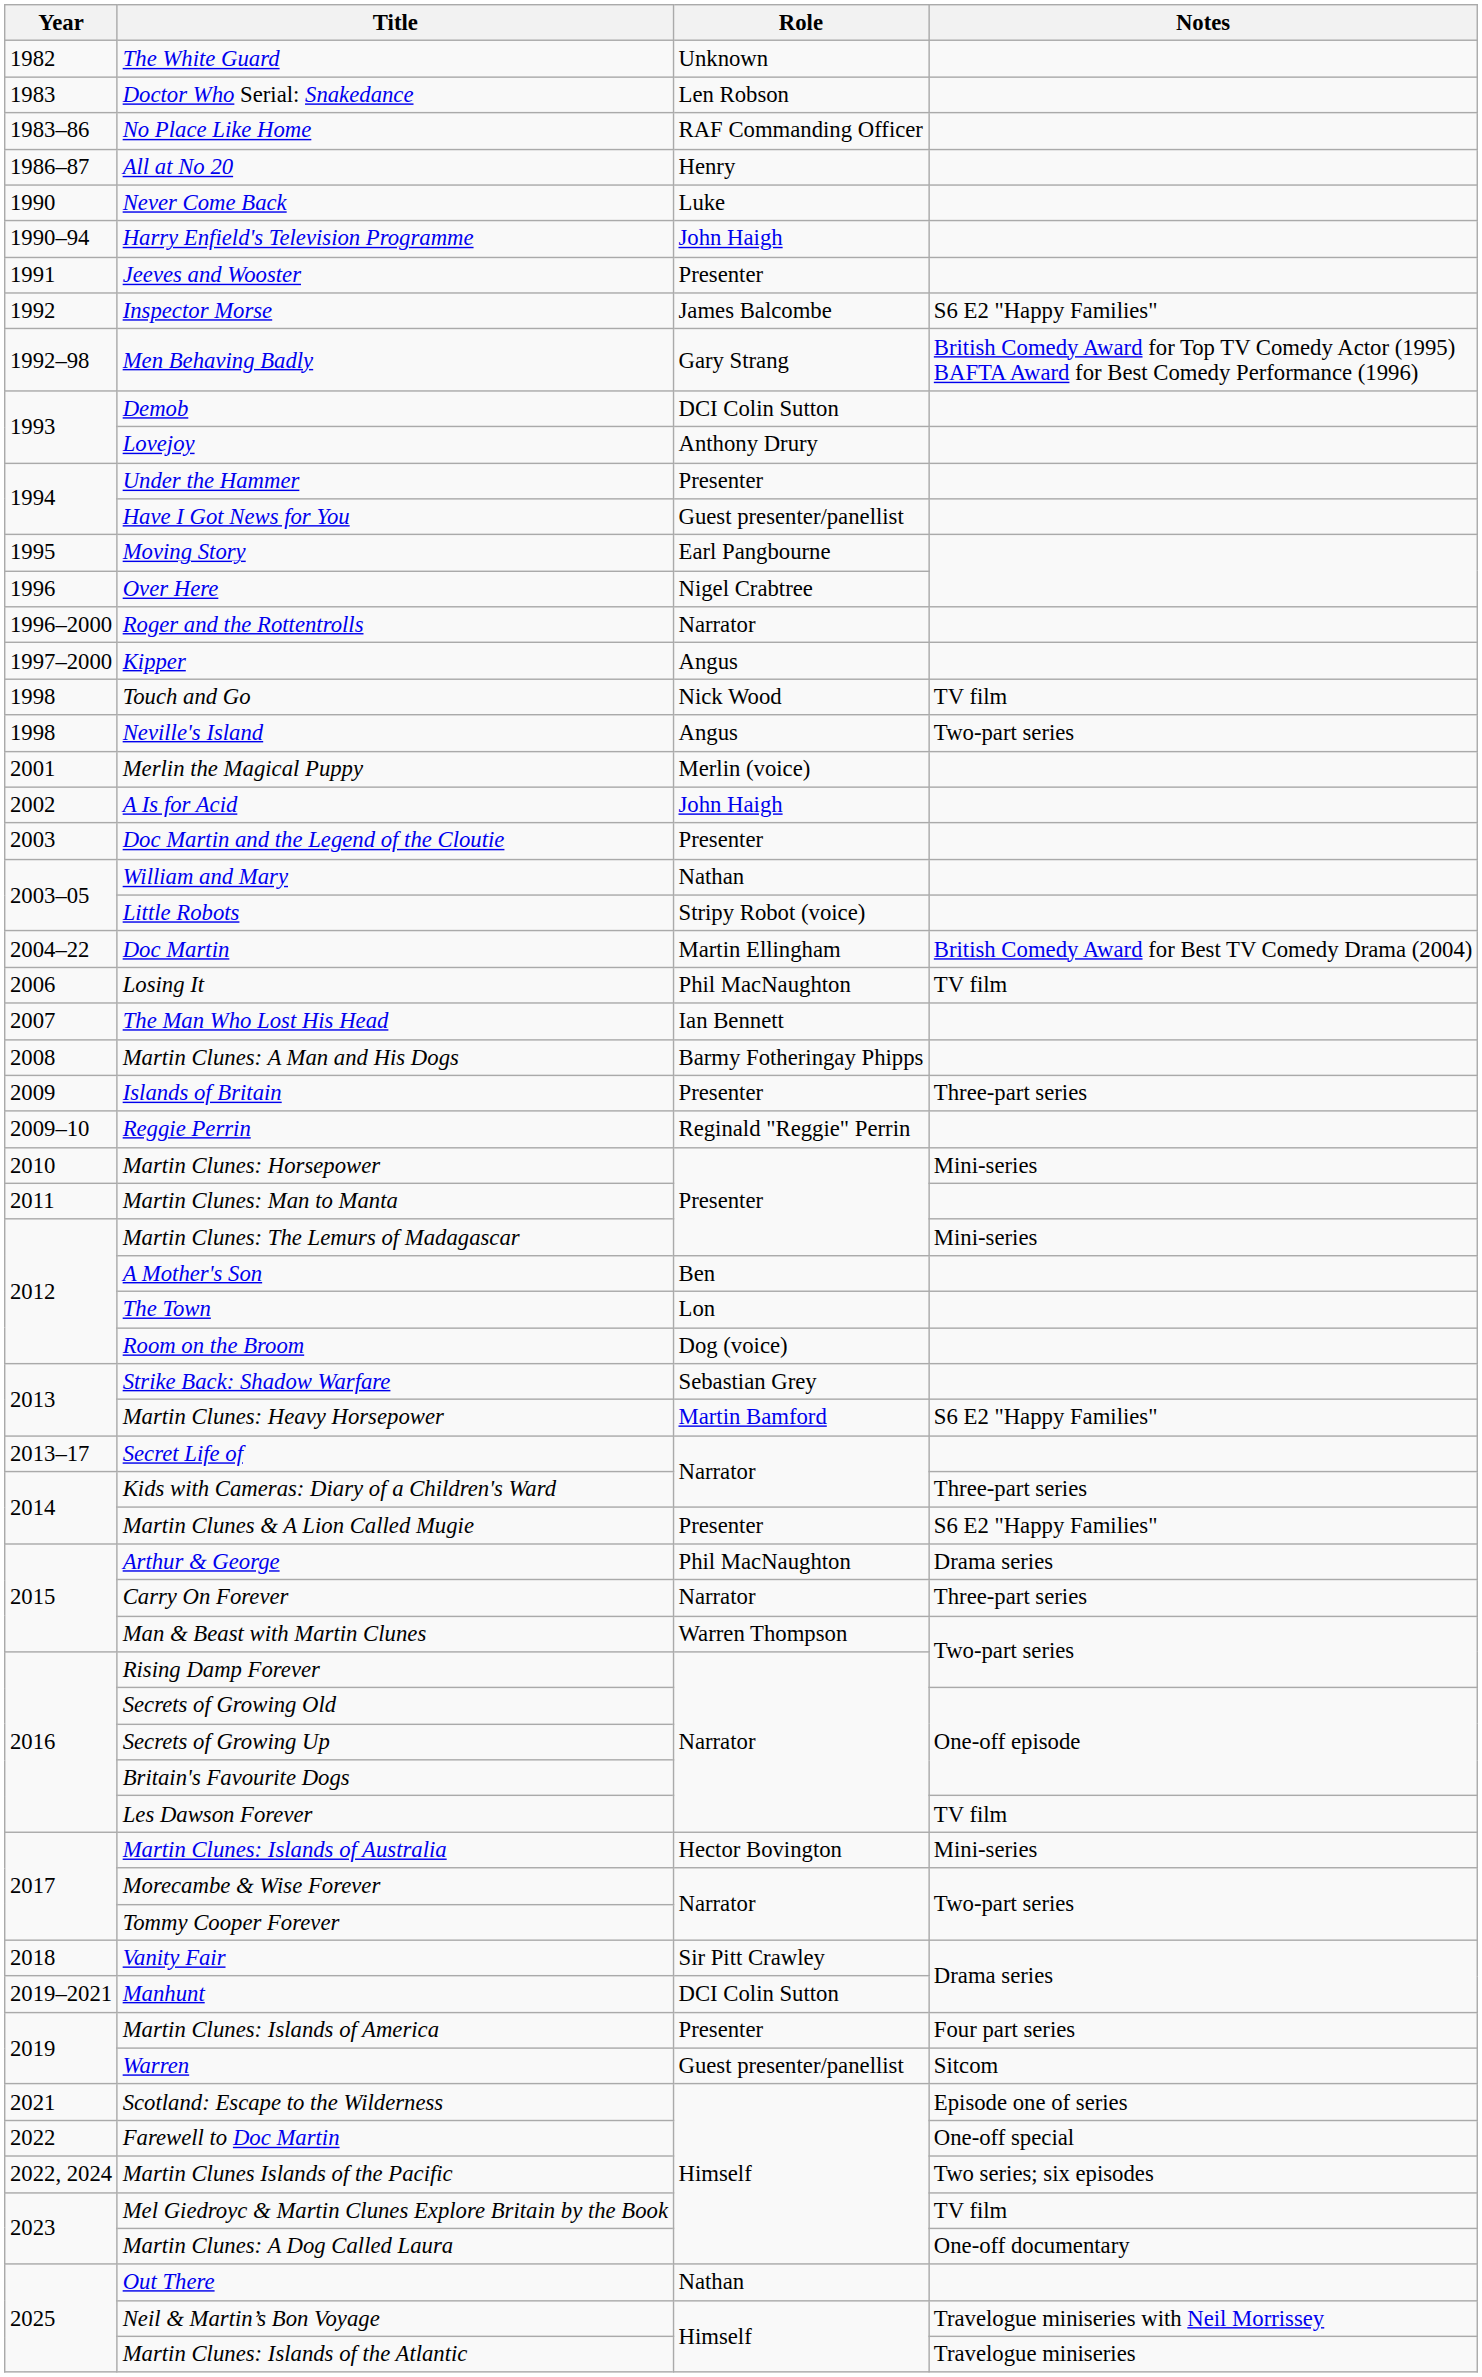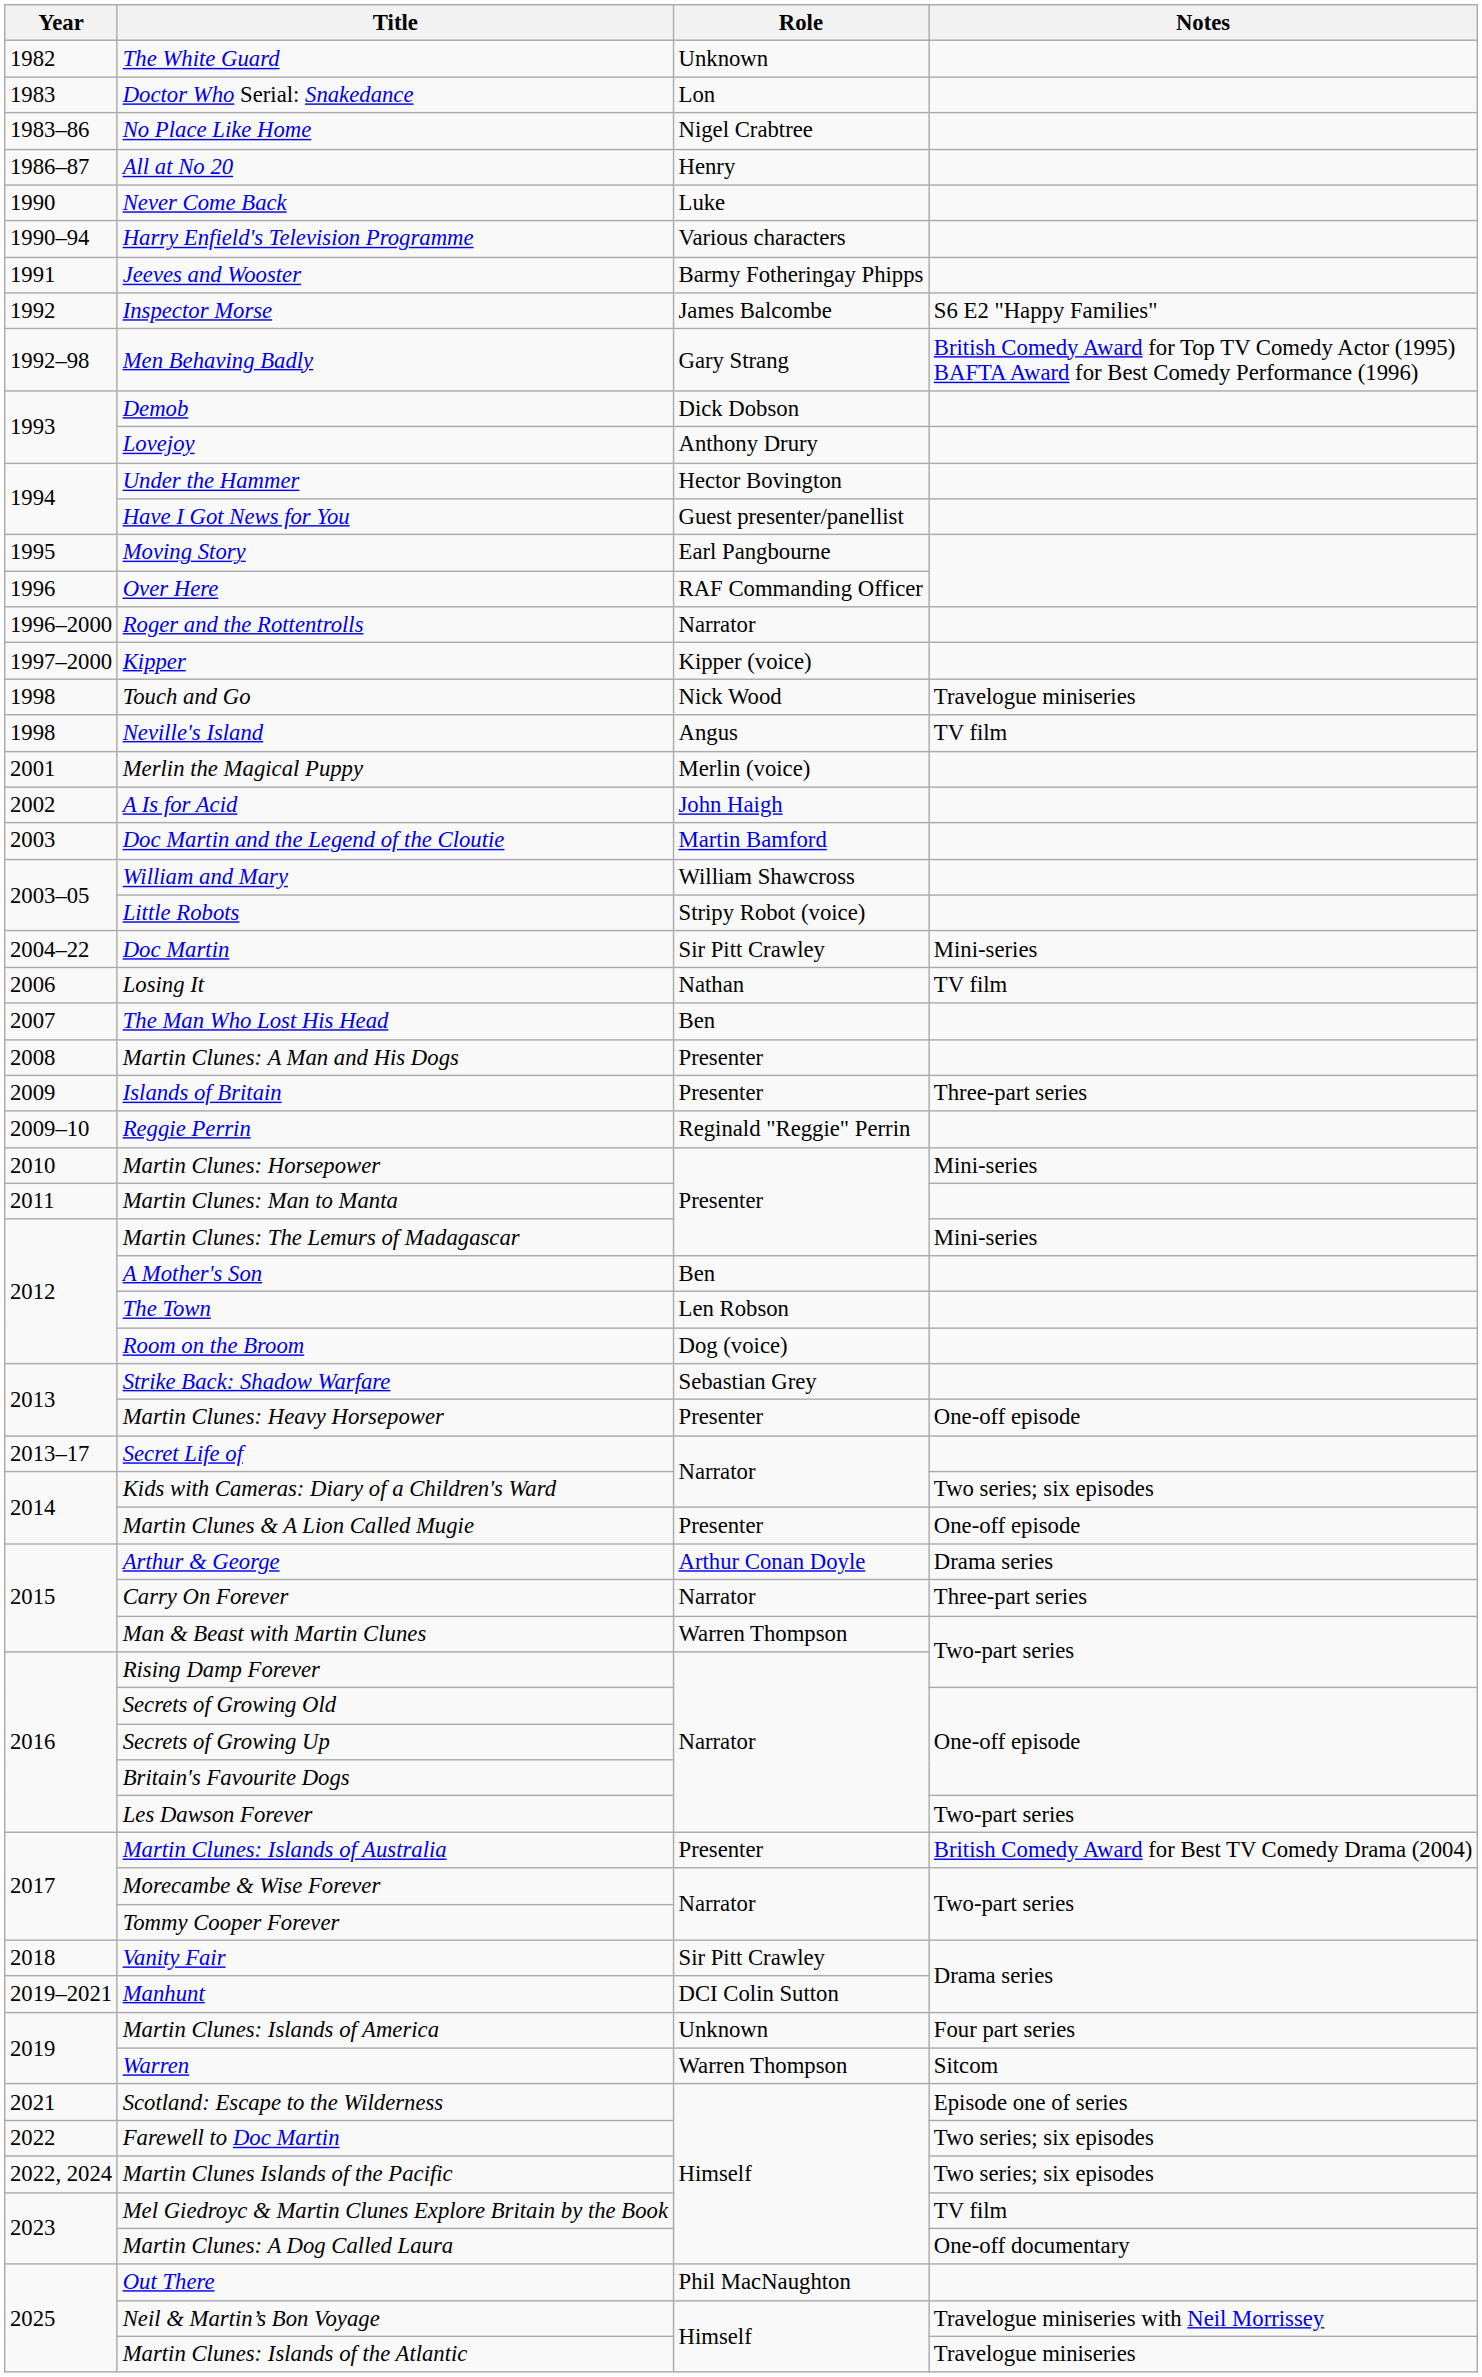(734, 94) Len Robson -> (697, 94) Lon
(801, 130) RAF Commanding Officer -> (746, 130) Nigel Crabtree
(731, 238) John Haigh -> (762, 238) Various characters
(721, 274) Presenter -> (801, 274) Barmy Fotheringay Phipps
(759, 408) DCI Colin Sutton -> (739, 408) Dick Dobson
(721, 480) Presenter -> (760, 480) Hector Bovington
(746, 588) Nigel Crabtree -> (801, 588) RAF Commanding Officer
(708, 660) Angus -> (745, 660) Kipper (voice)
(971, 696) TV film -> (1035, 696) Travelogue miniseries
(1004, 732) Two-part series -> (971, 732) TV film
(721, 840) Presenter -> (753, 840) Martin Bamford
(711, 876) Nathan -> (767, 876) William Shawcross
(760, 948) Martin Ellingham -> (752, 948) Sir Pitt Crawley
(1203, 948) British Comedy Award for Best TV Comedy Drama (2004) -> (986, 948) Mini-series
(765, 984) Phil MacNaughton -> (711, 984) Nathan
(731, 1020) Ian Bennett -> (697, 1020) Ben
(801, 1056) Barmy Fotheringay Phipps -> (721, 1056) Presenter
(697, 1309) Lon -> (734, 1309) Len Robson
(753, 1417) Martin Bamford -> (721, 1417) Presenter
(1046, 1417) S6 E2 "Happy Families" -> (1007, 1417) One-off episode
(1010, 1489) Three-part series -> (1044, 1489) Two series; six episodes
(1046, 1525) S6 E2 "Happy Families" -> (1007, 1525) One-off episode
(765, 1561) Phil MacNaughton -> (772, 1561) Arthur Conan Doyle
(971, 1813) TV film -> (1004, 1813) Two-part series
(760, 1849) Hector Bovington -> (721, 1849) Presenter
(986, 1849) Mini-series -> (1203, 1849) British Comedy Award for Best TV Comedy Drama (2004)
(721, 2029) Presenter -> (723, 2029) Unknown
(791, 2065) Guest presenter/panellist -> (763, 2065) Warren Thompson
(1004, 2137) One-off special -> (1044, 2137) Two series; six episodes
(711, 2282) Nathan -> (765, 2282) Phil MacNaughton
